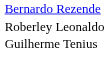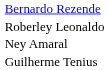+ row: (36, 44)
